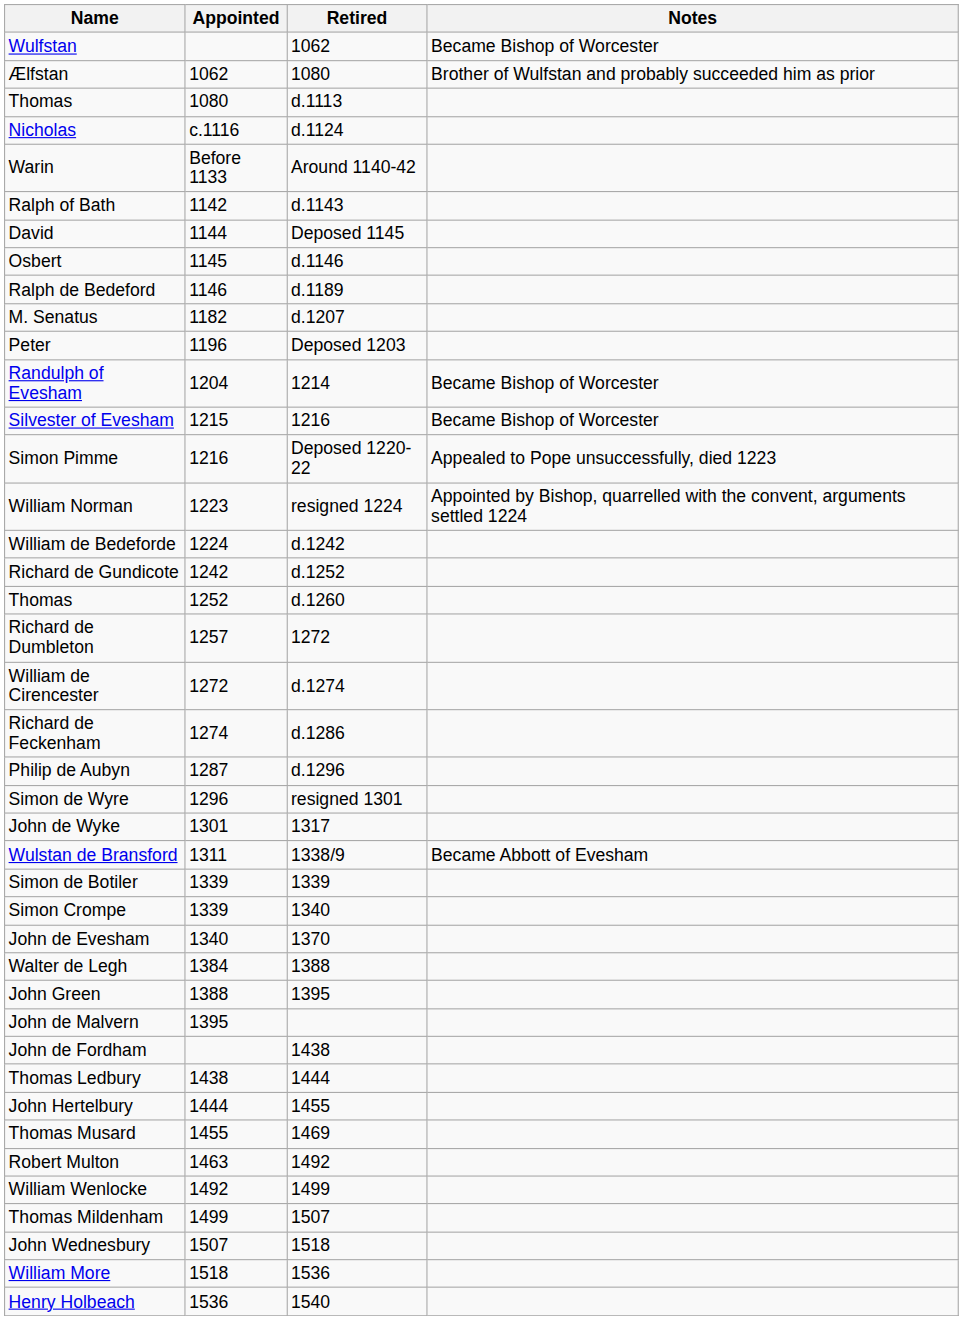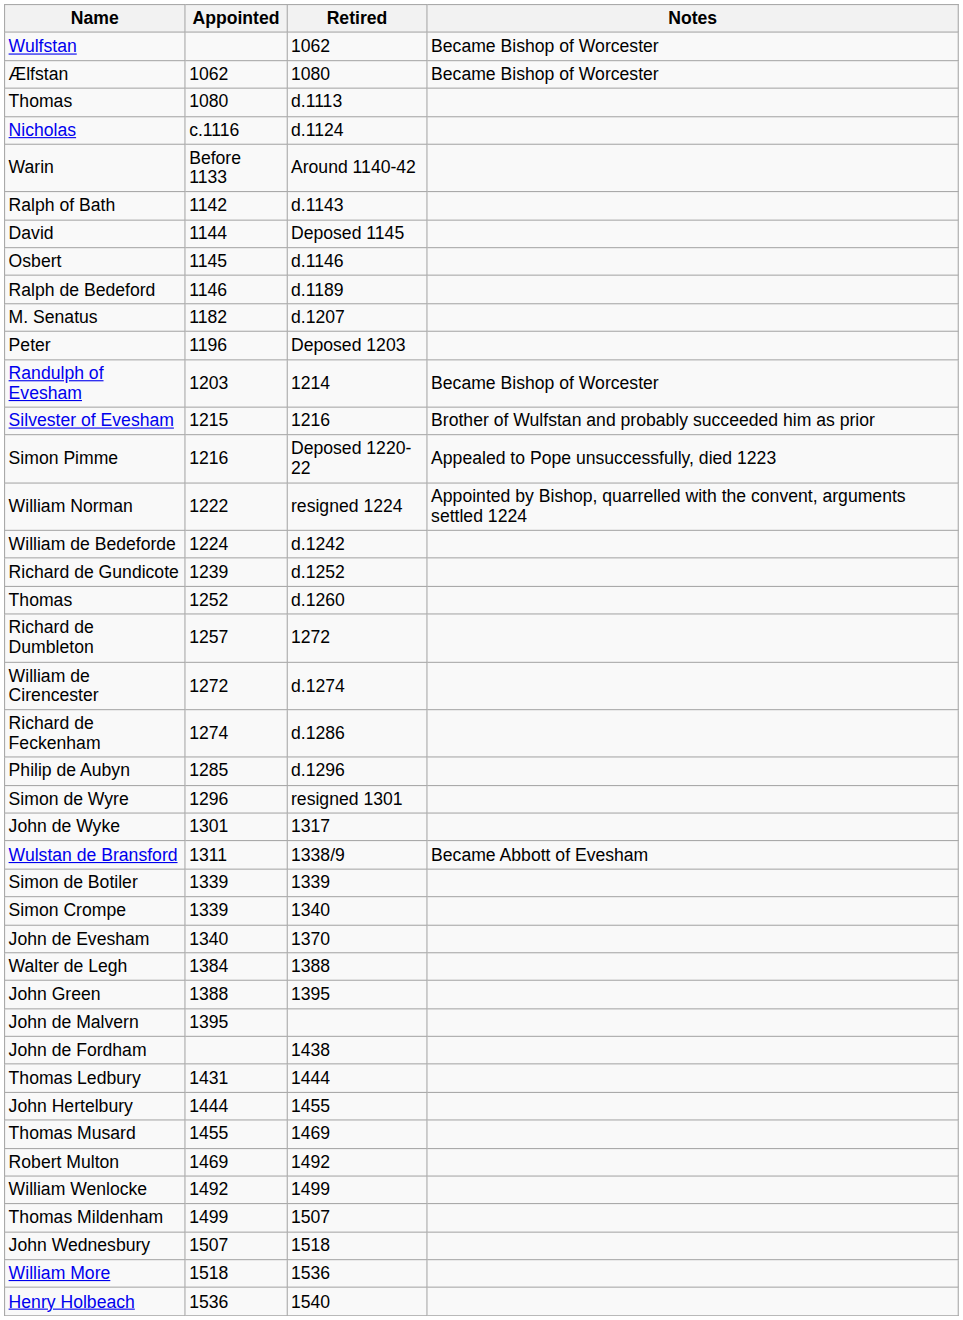(653, 74) Brother of Wulfstan and probably succeeded him as prior -> (545, 74) Became Bishop of Worcester
(209, 383) 1204 -> (209, 383) 1203
(545, 420) Became Bishop of Worcester -> (653, 420) Brother of Wulfstan and probably succeeded him as prior
(209, 506) 1223 -> (209, 506) 1222
(209, 572) 1242 -> (209, 572) 1239
(209, 771) 1287 -> (209, 771) 1285
(209, 1078) 1438 -> (209, 1078) 1431
(209, 1161) 1463 -> (209, 1161) 1469
